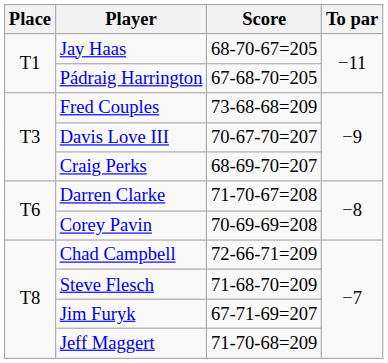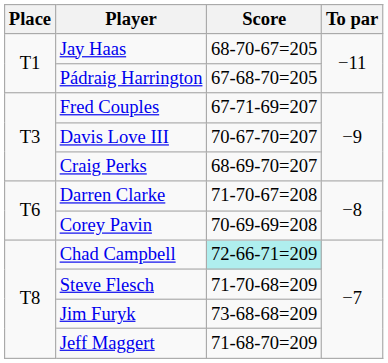(264, 107) 73-68-68=209 -> (264, 107) 67-71-69=207
(264, 254) no background -> (264, 254) paleturquoise background
(264, 284) 71-68-70=209 -> (264, 284) 71-70-68=209
(264, 313) 67-71-69=207 -> (264, 313) 73-68-68=209
(264, 343) 71-70-68=209 -> (264, 343) 71-68-70=209
